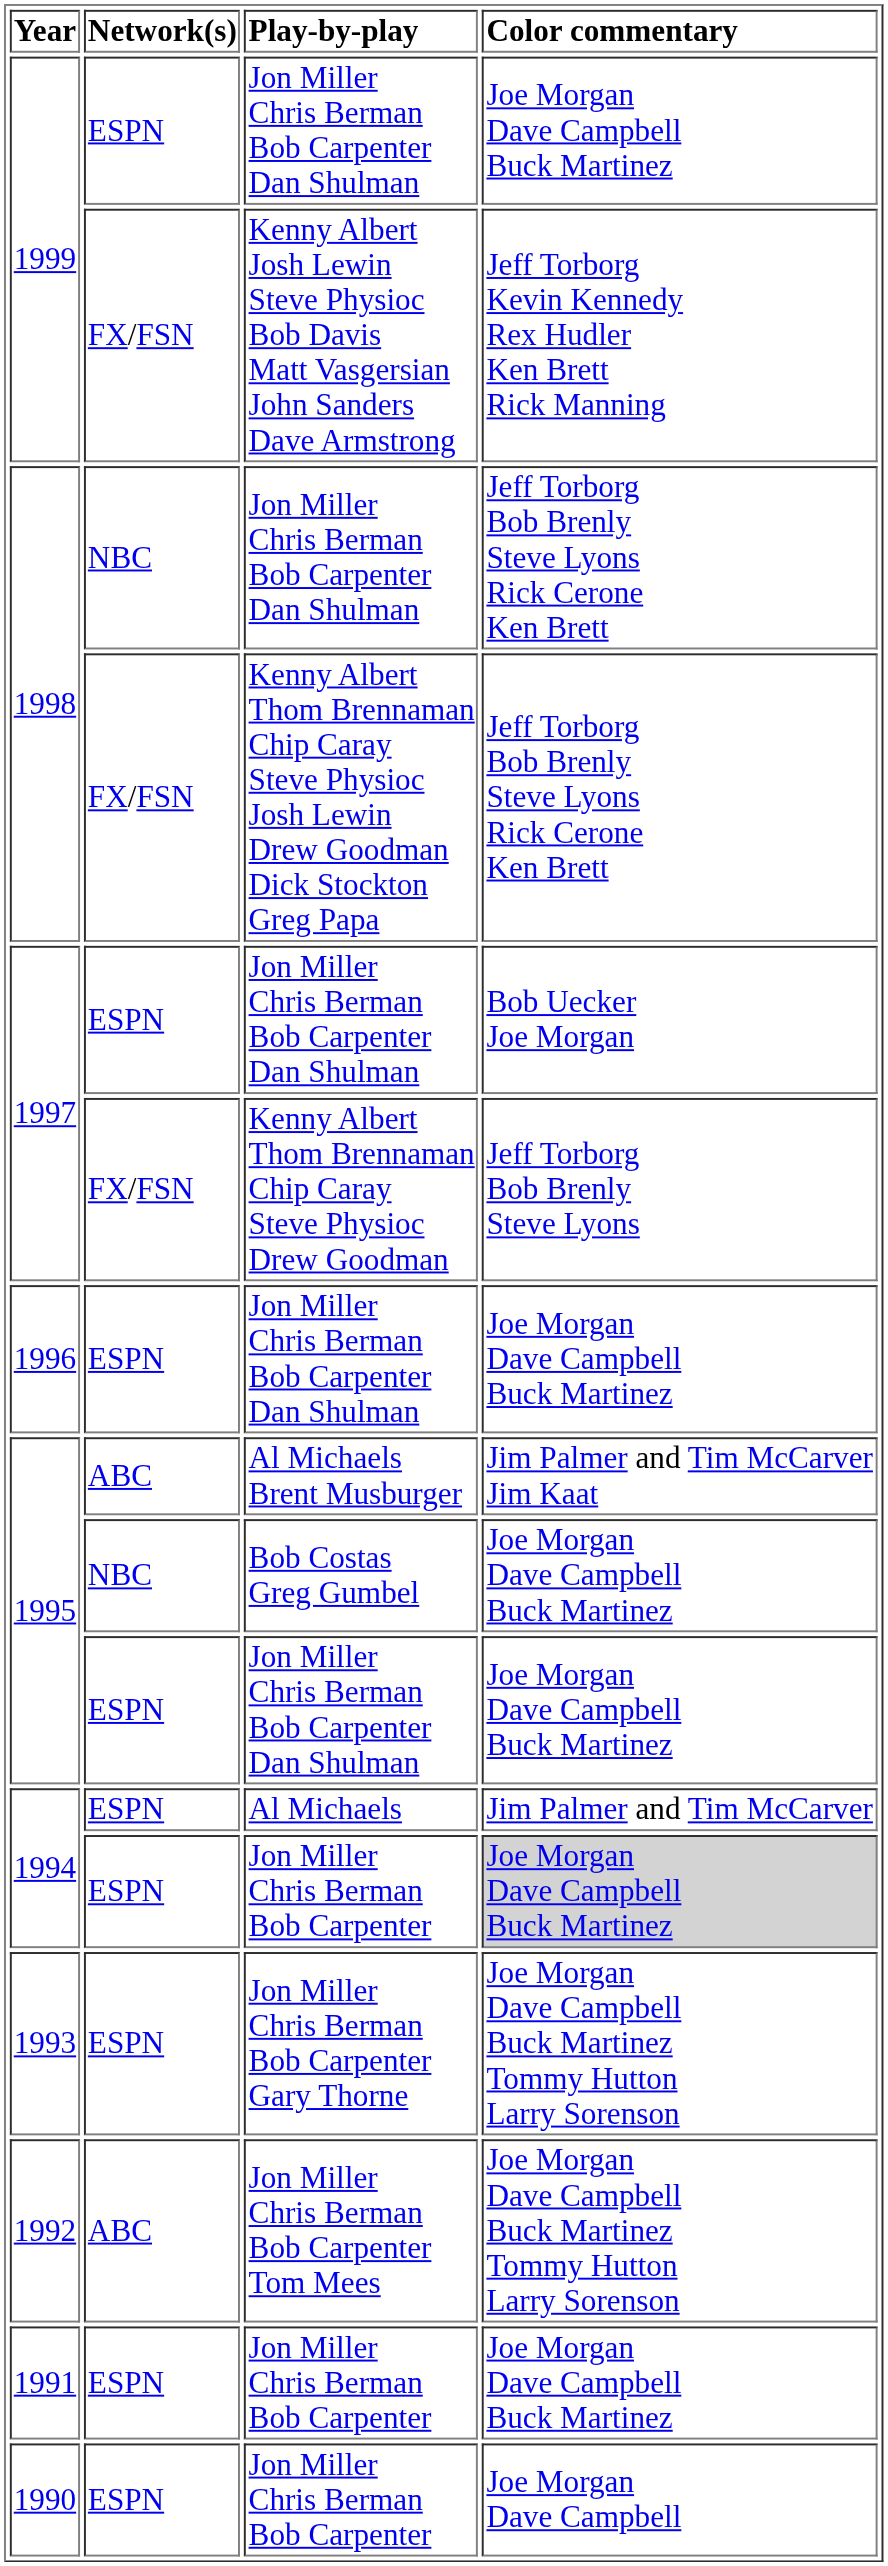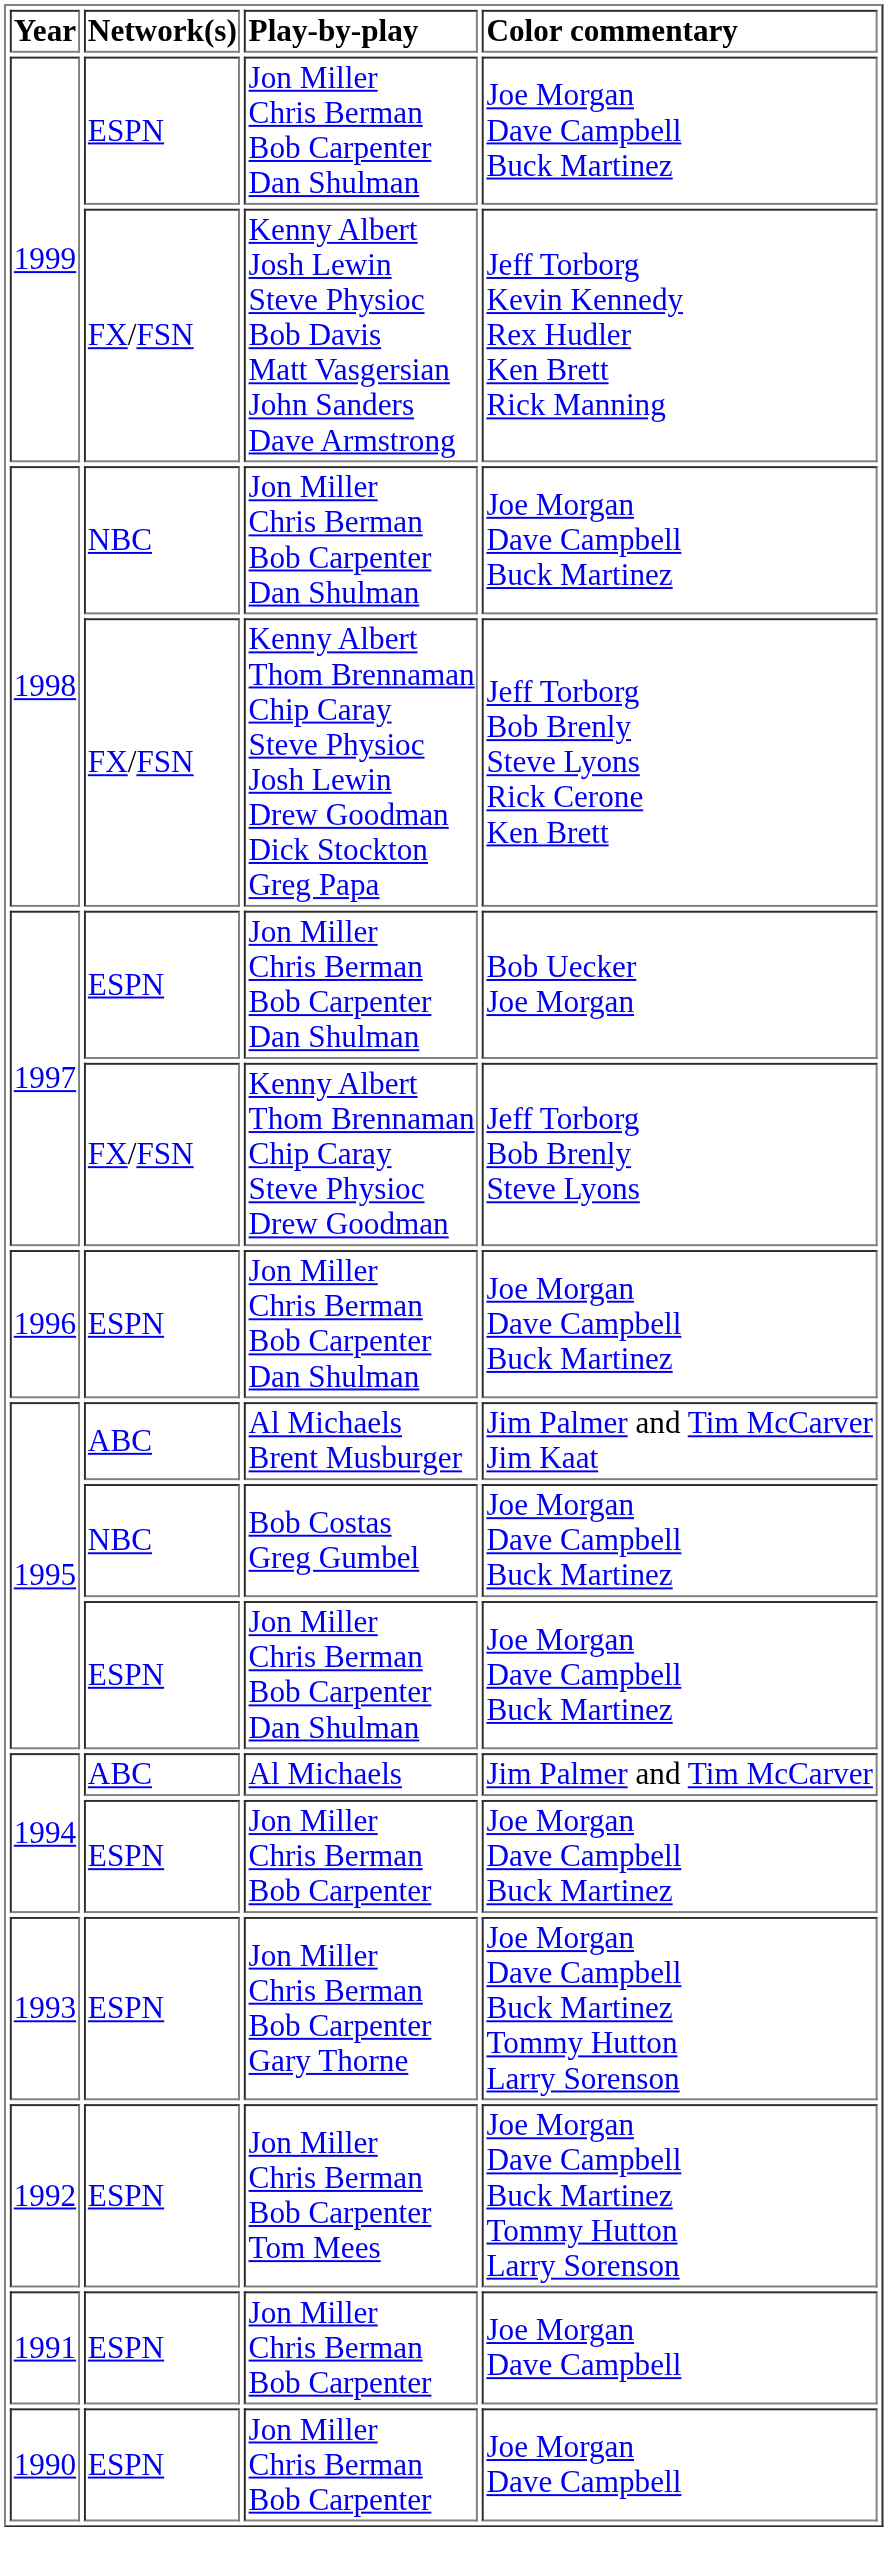(565, 557) Jeff Torborg Bob Brenly Steve Lyons Rick Cerone Ken Brett -> (584, 539) Joe Morgan Dave Campbell Buck Martinez
(126, 1809) ESPN -> (120, 1774) ABC
(584, 1891) lightgrey background -> (584, 1856) no background
(120, 2230) ABC -> (126, 2195) ESPN
(584, 2382) Joe Morgan Dave Campbell Buck Martinez -> (584, 2347) Joe Morgan Dave Campbell
